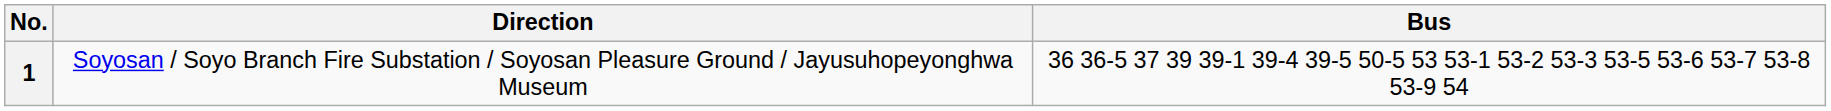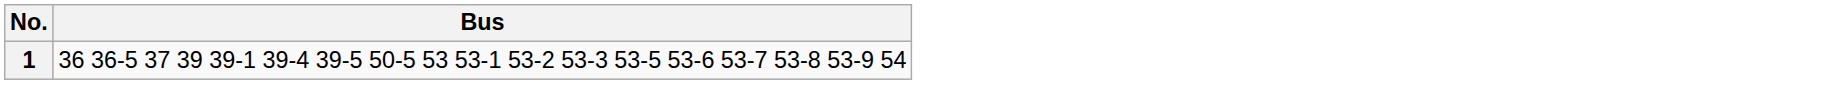- column: (543, 23)
